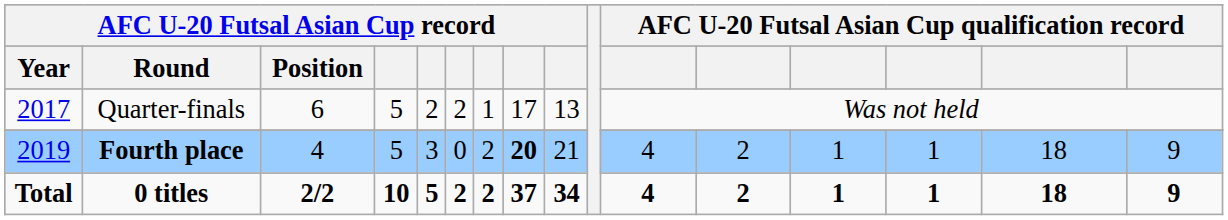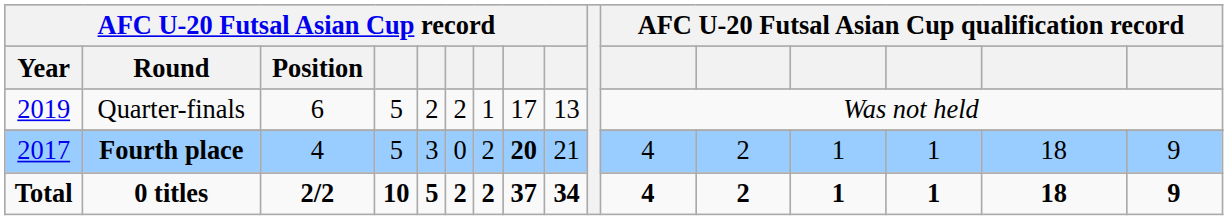(44, 109) 2017 -> (44, 109) 2019
(44, 151) 2019 -> (44, 151) 2017
